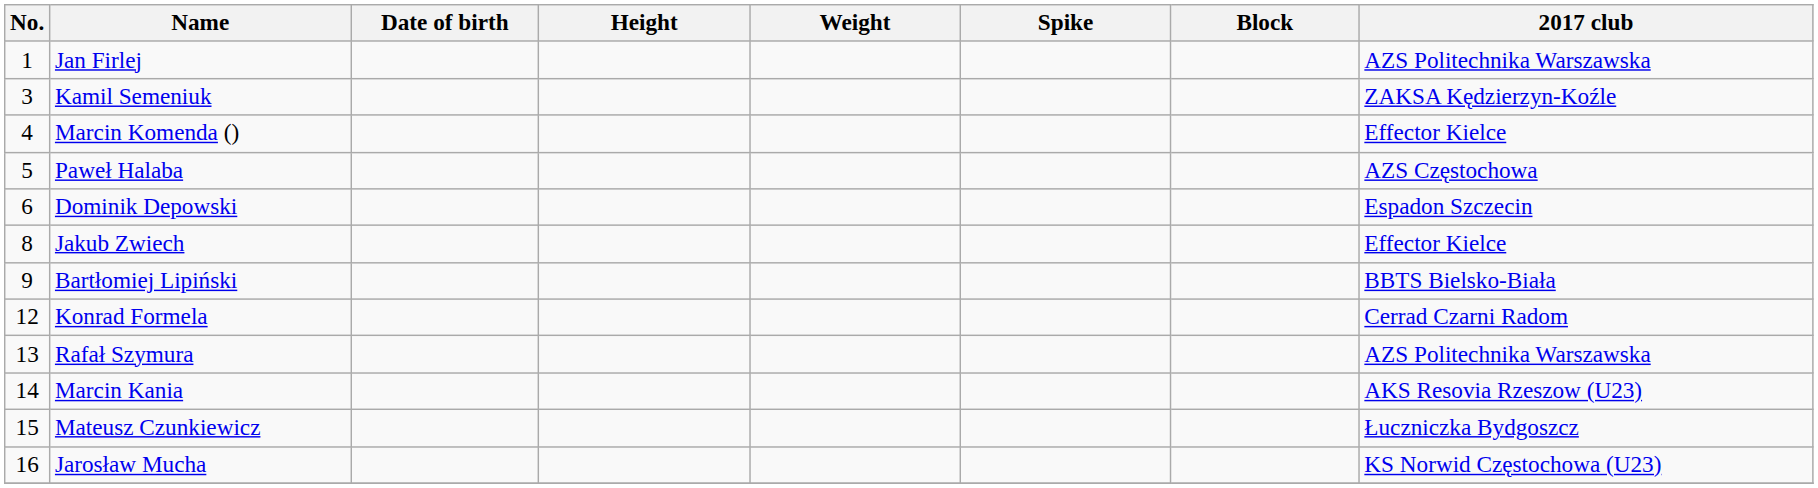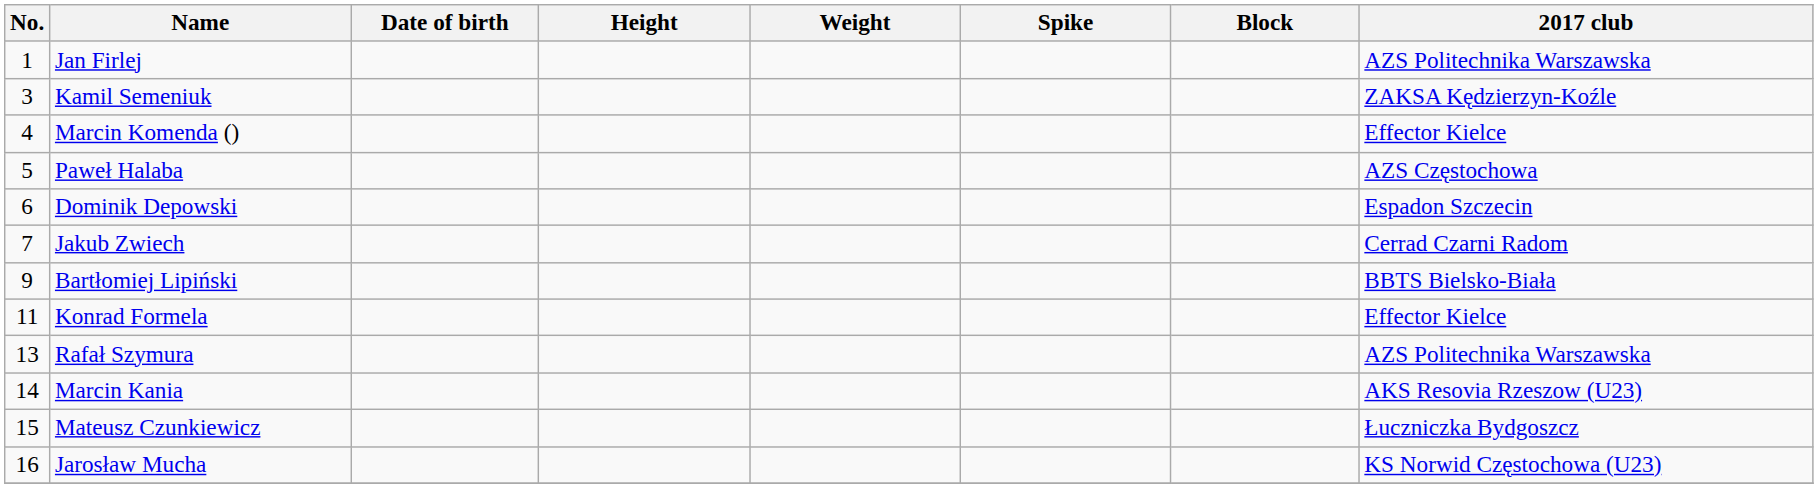(27, 243) 8 -> (27, 243) 7
(1435, 243) Effector Kielce -> (1466, 243) Cerrad Czarni Radom
(27, 317) 12 -> (27, 317) 11
(1466, 317) Cerrad Czarni Radom -> (1435, 317) Effector Kielce
